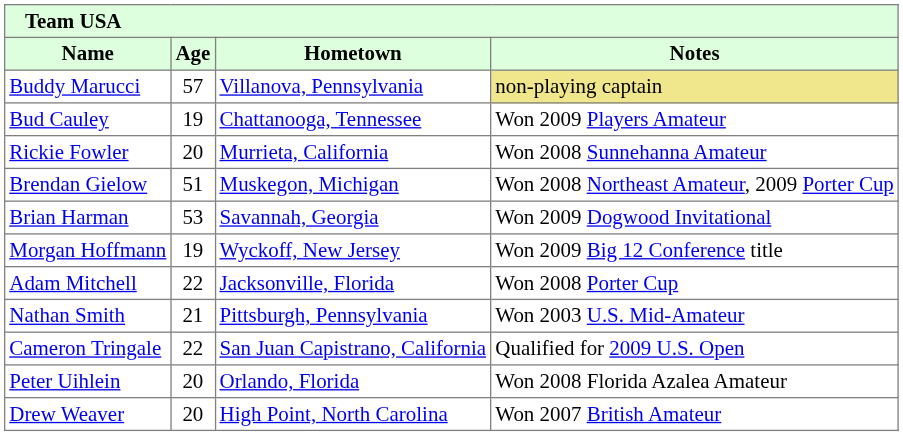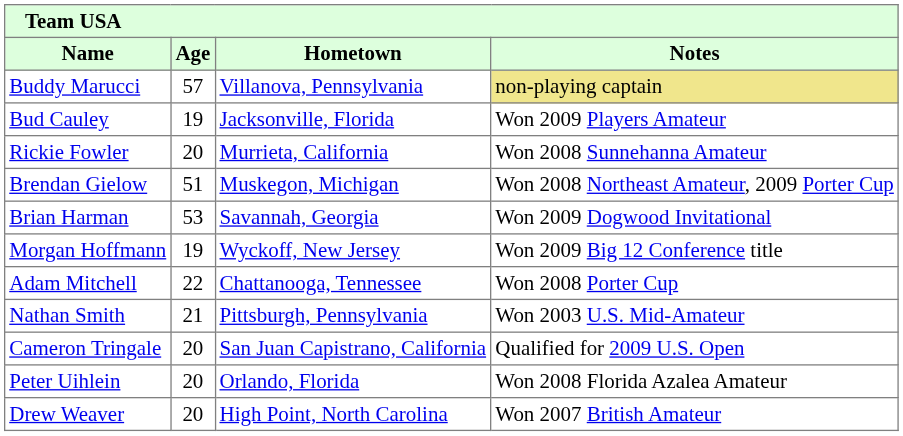(320, 119) Chattanooga, Tennessee -> (307, 119) Jacksonville, Florida
(307, 282) Jacksonville, Florida -> (320, 282) Chattanooga, Tennessee
(193, 348) 22 -> (193, 348) 20
